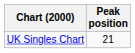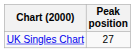(108, 39) 21 -> (108, 39) 27
